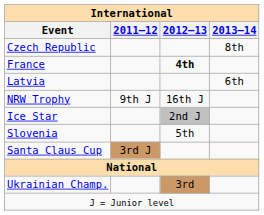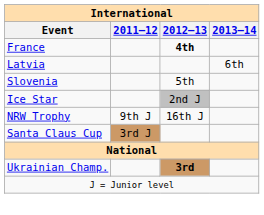- row: (51, 47)
rows swapped: (32, 133) <-> (39, 99)
(185, 185) normal -> (185, 167) bold
